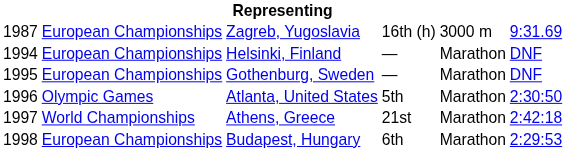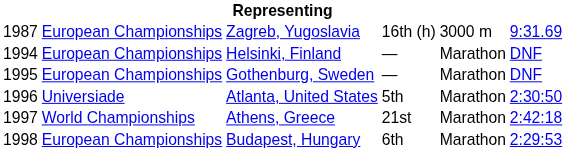(98, 97) Olympic Games -> (83, 97) Universiade
